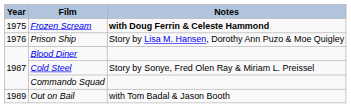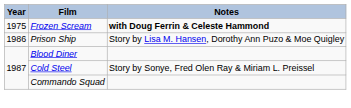(16, 40) 1976 -> (16, 40) 1986
- row: (53, 96)
